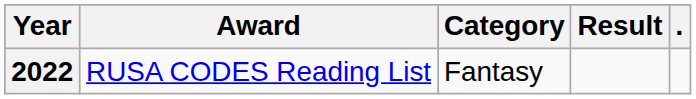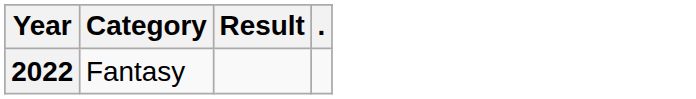- column: (259, 26)
